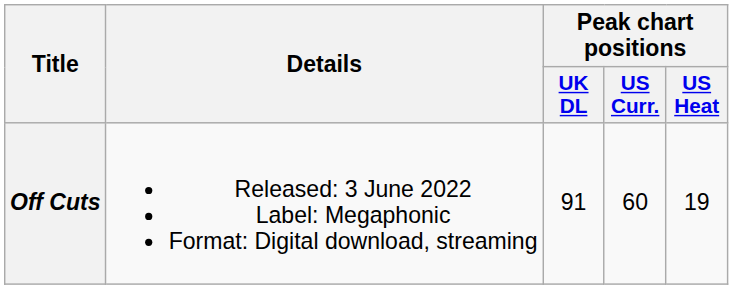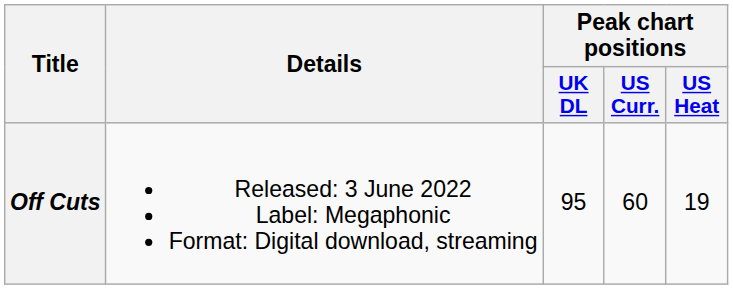(574, 202) 91 -> (574, 202) 95
